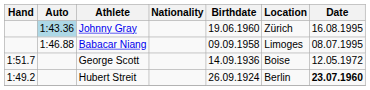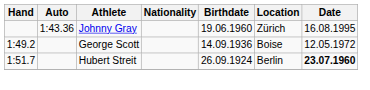(57, 28) lightblue background -> (57, 28) no background
- row: (113, 45)
(21, 61) 1:51.7 -> (21, 45) 1:49.2
(21, 77) 1:49.2 -> (21, 61) 1:51.7
